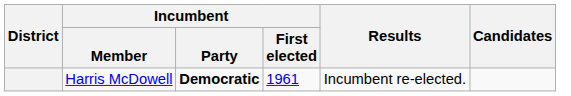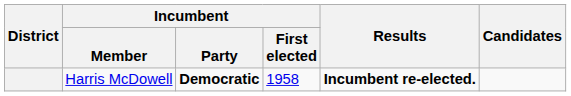(283, 79) 1961 -> (283, 79) 1958
(395, 79) normal -> (400, 79) bold
